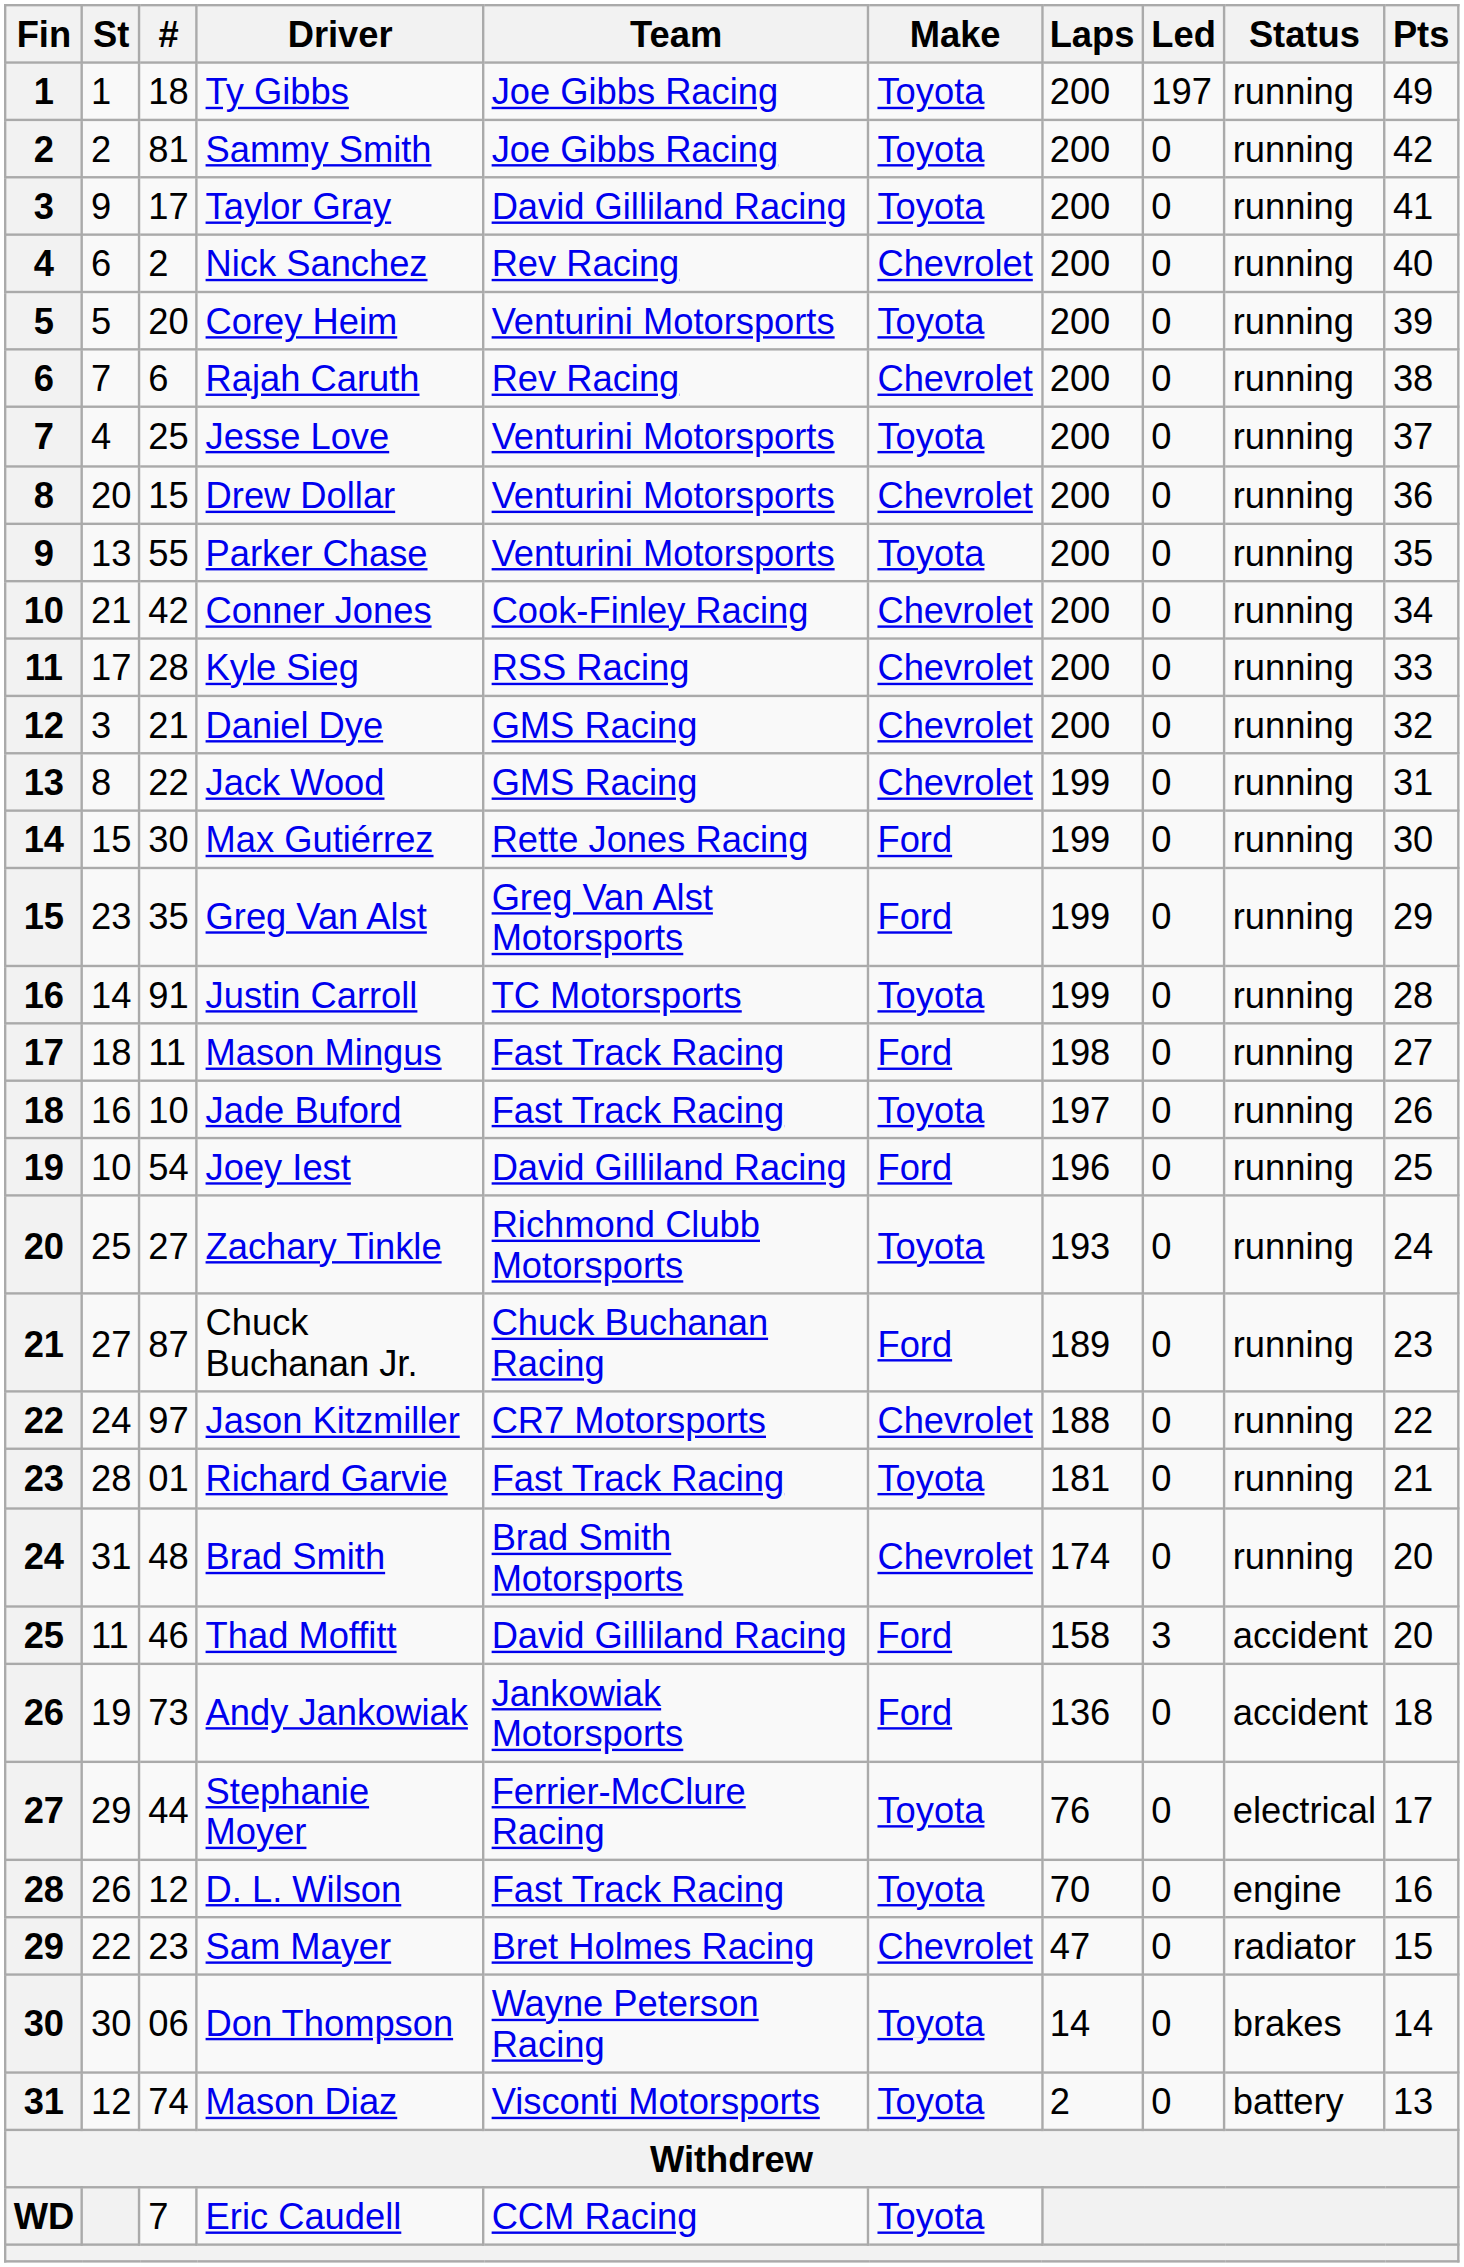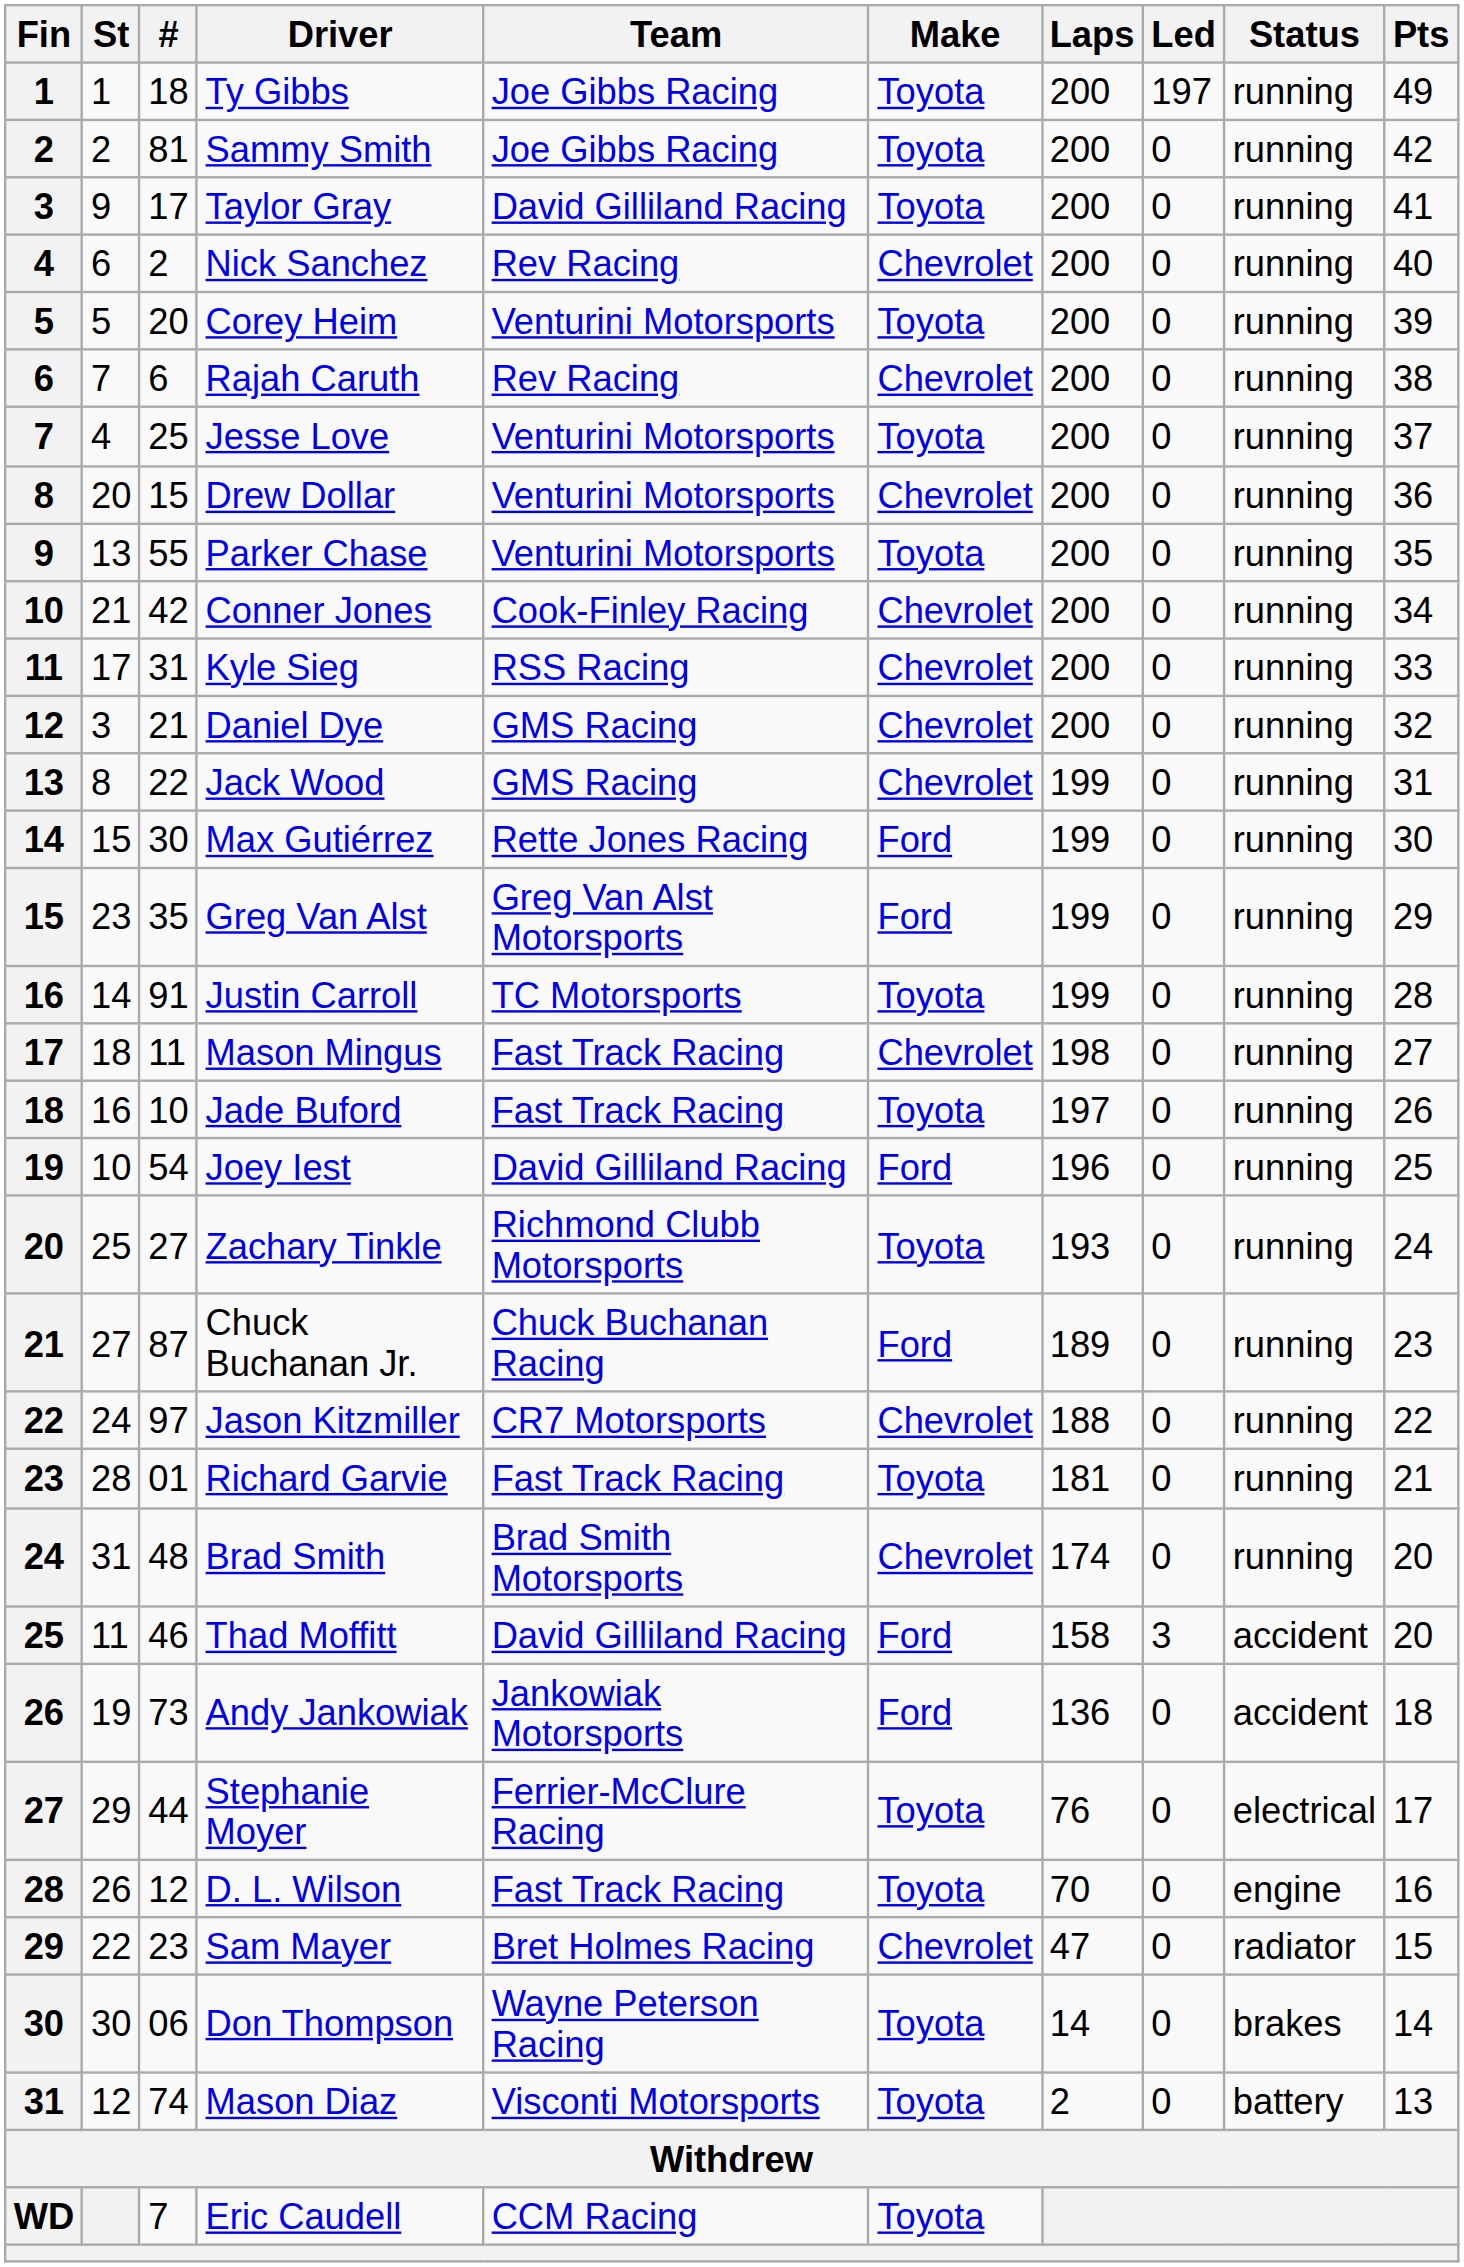(168, 667) 28 -> (168, 667) 31
(915, 1052) Ford -> (955, 1052) Chevrolet
